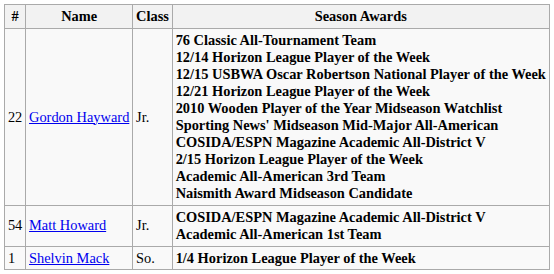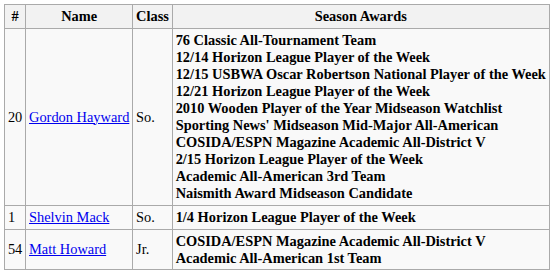(15, 117) 22 -> (15, 117) 20
(143, 117) Jr. -> (145, 117) So.
rows swapped: (68, 225) <-> (69, 258)
